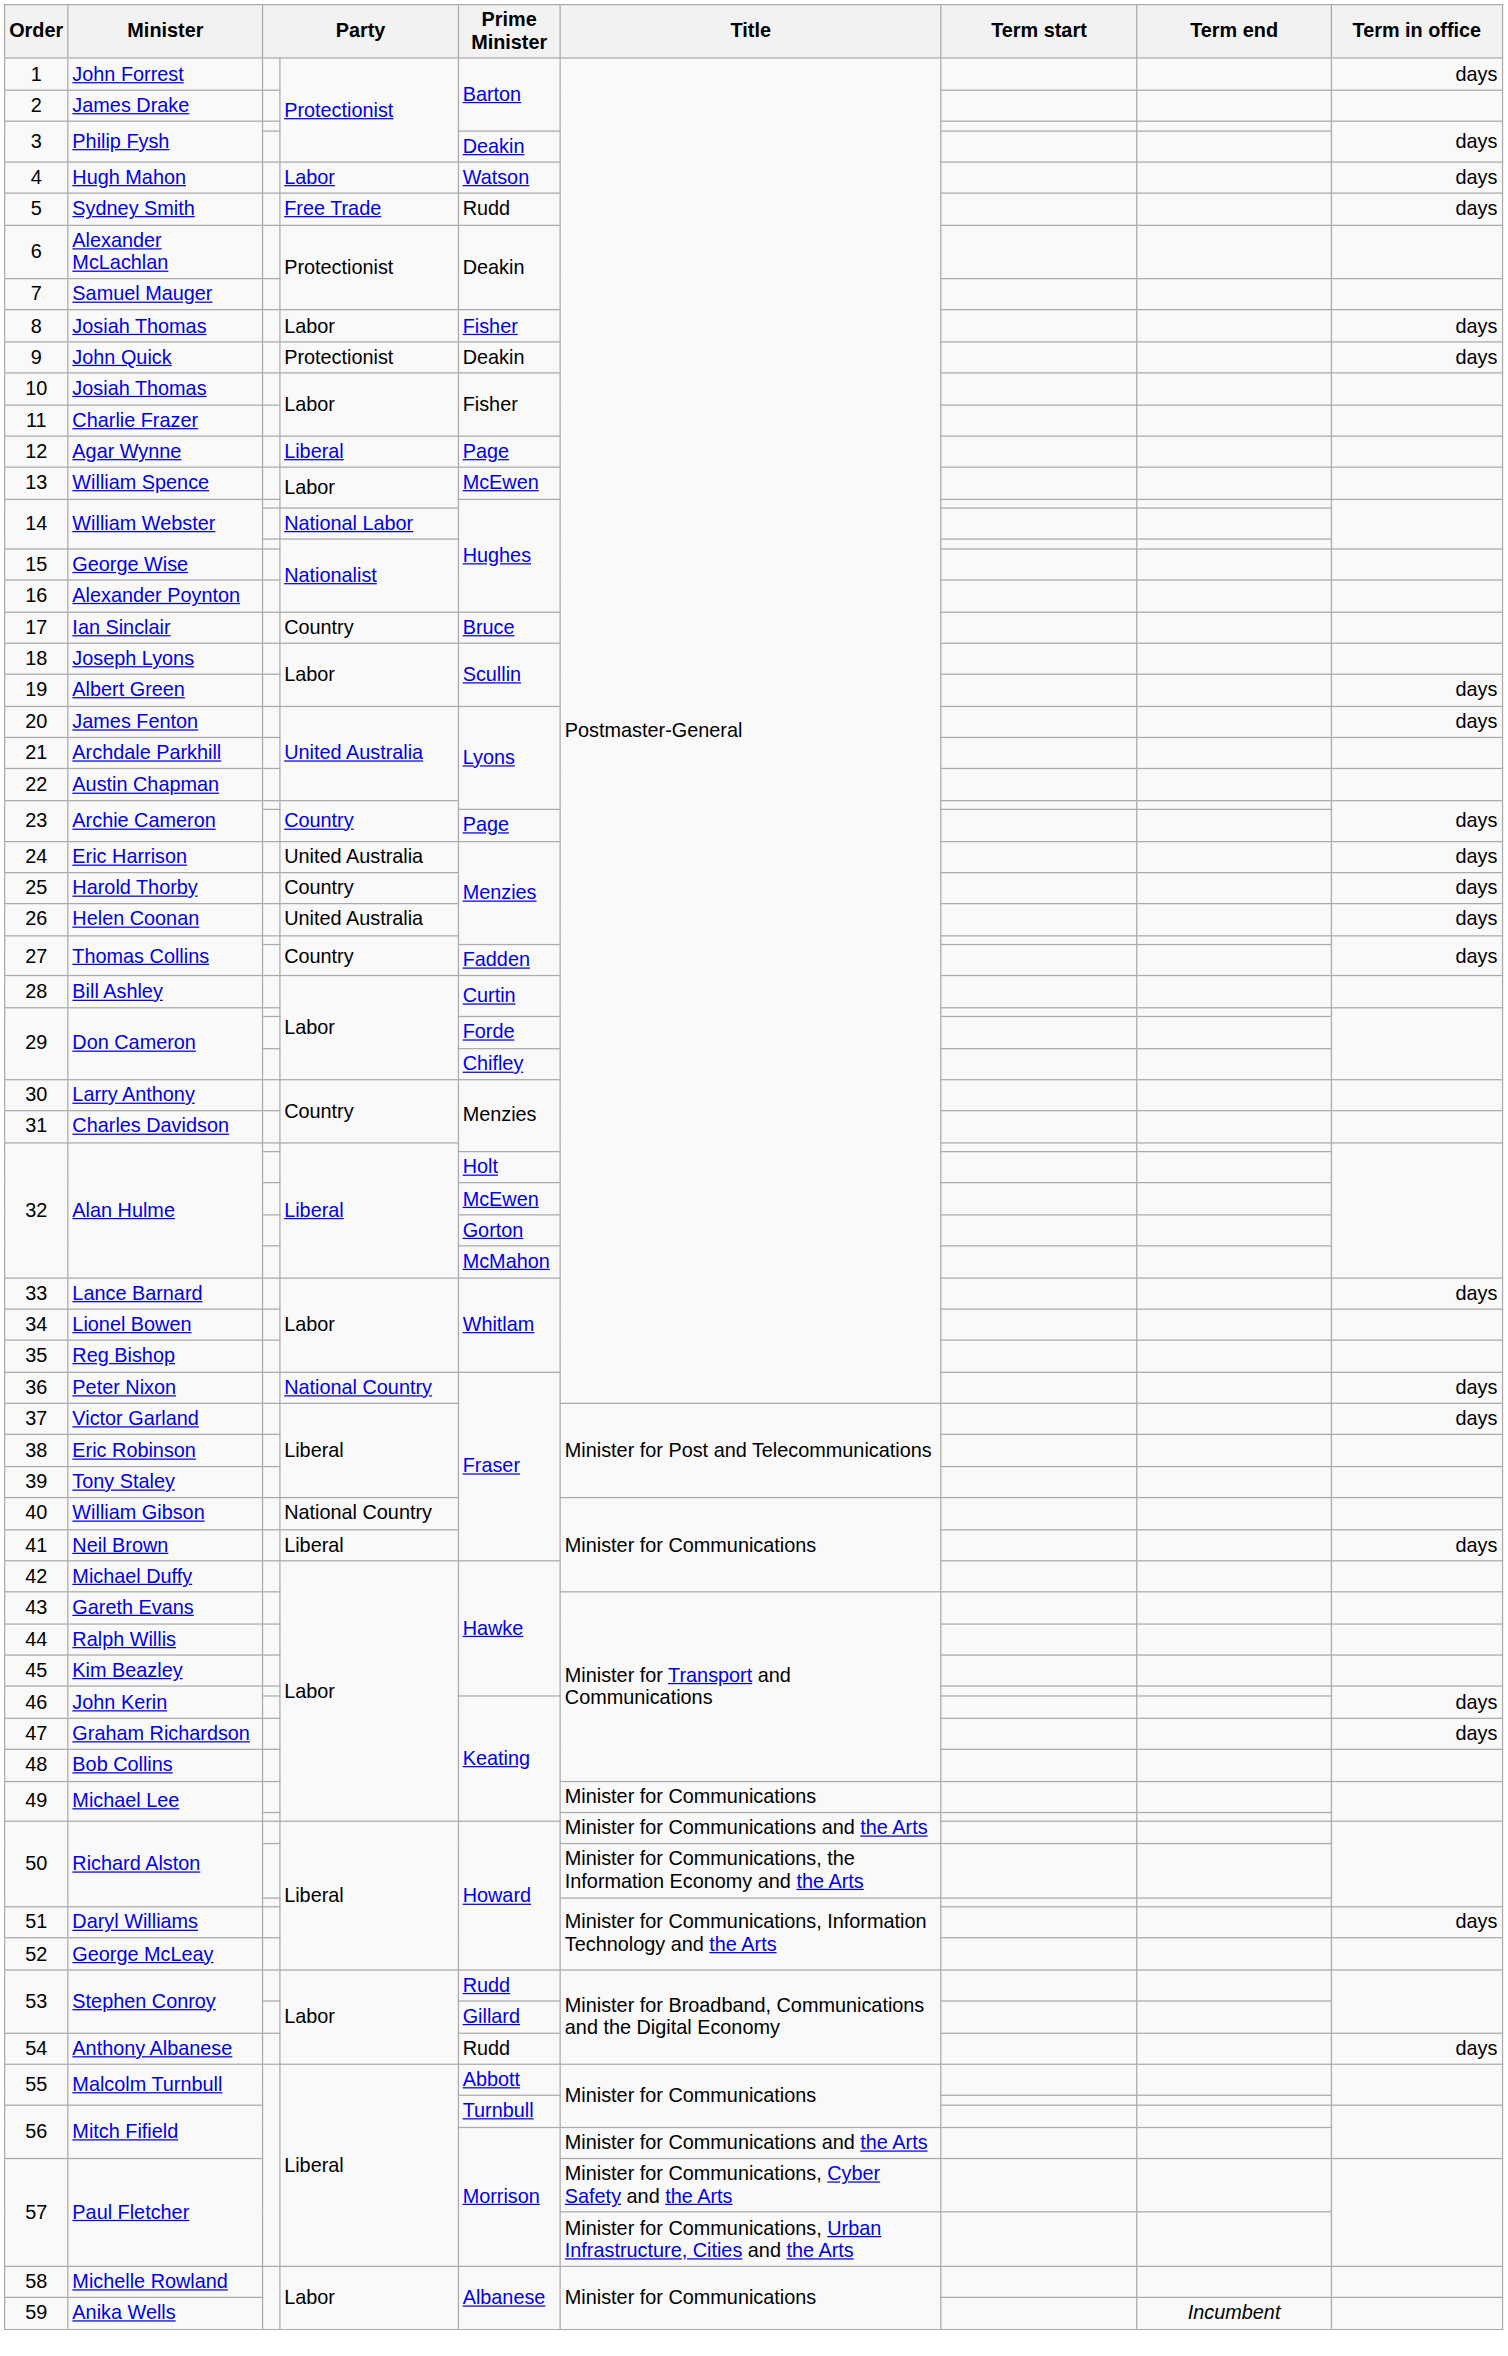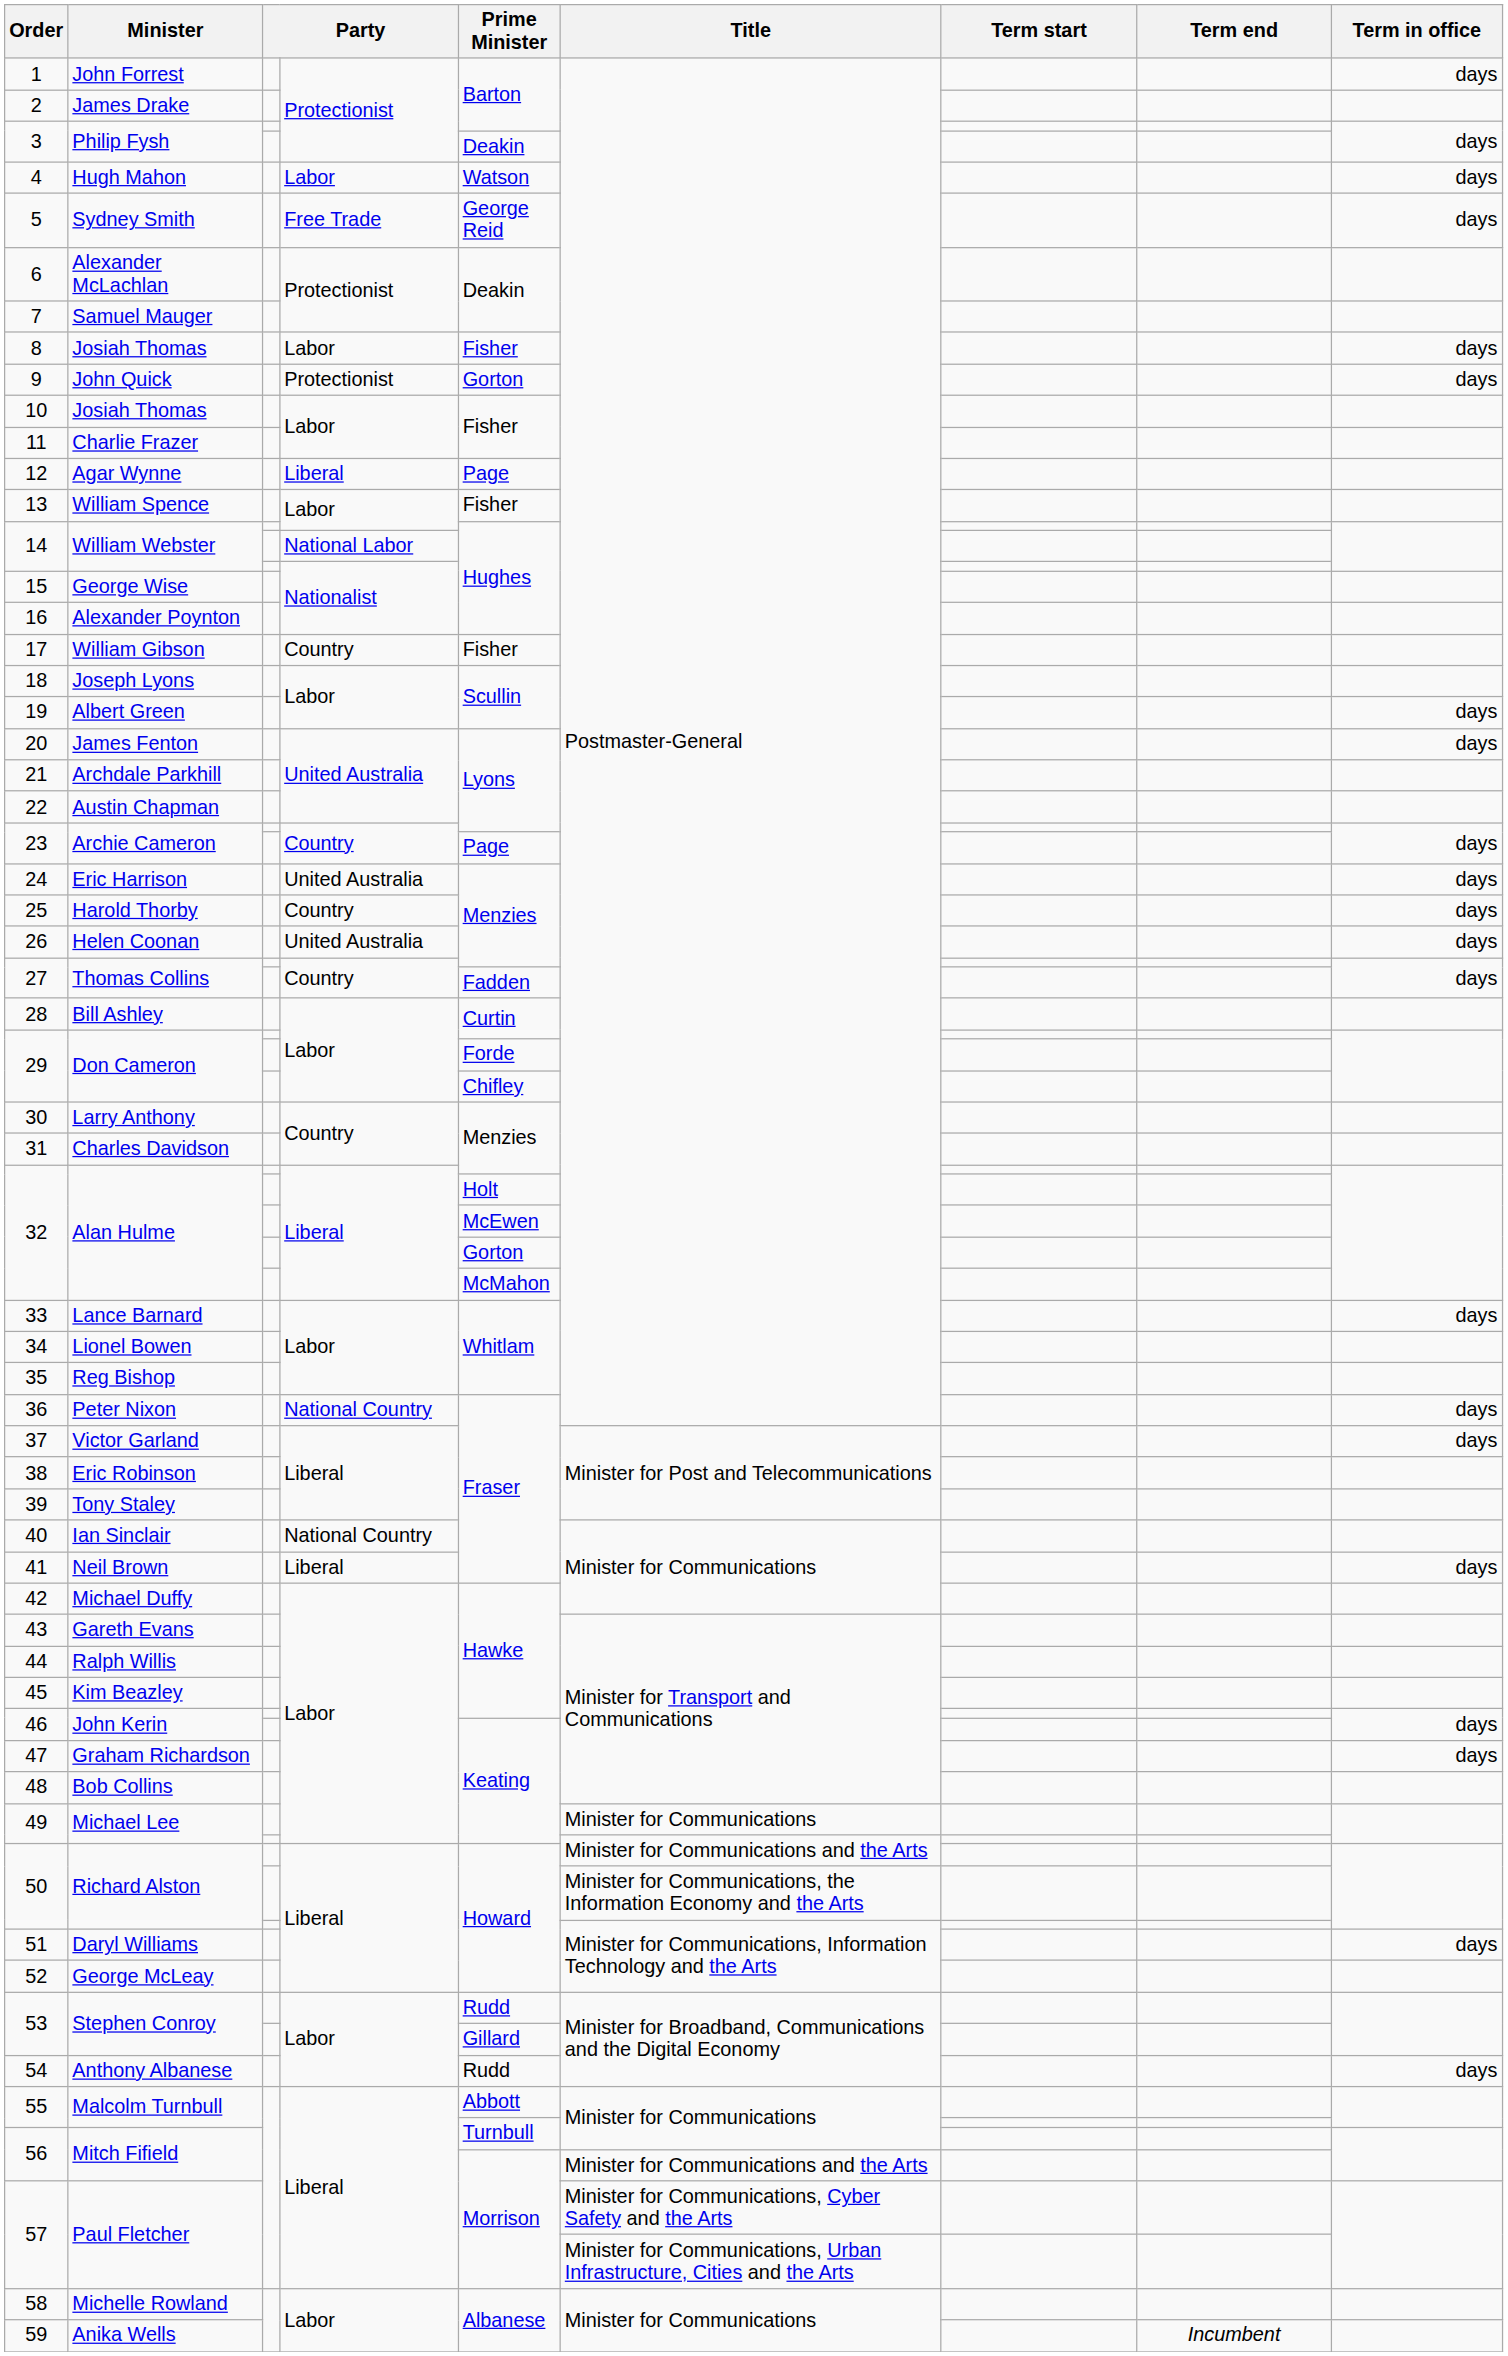(486, 209) Rudd -> (496, 220) George Reid
(494, 357) Deakin -> (493, 379) Gorton
(501, 483) McEwen -> (490, 505) Fisher
(121, 627) Ian Sinclair -> (139, 649) William Gibson
(489, 627) Bruce -> (490, 649) Fisher
(139, 1513) William Gibson -> (121, 1535) Ian Sinclair
